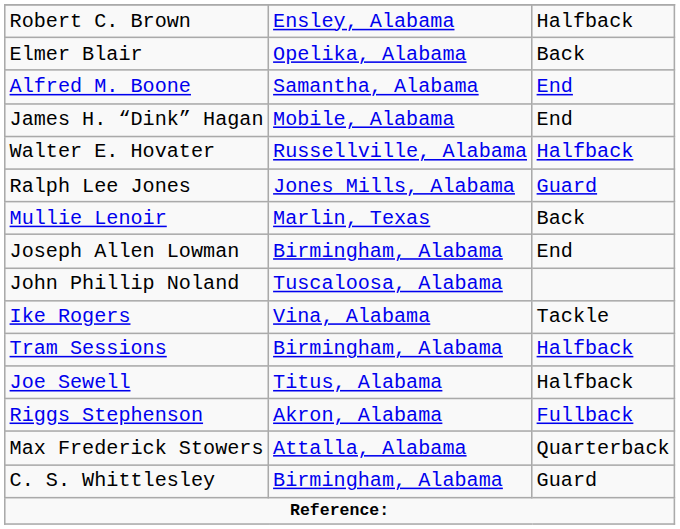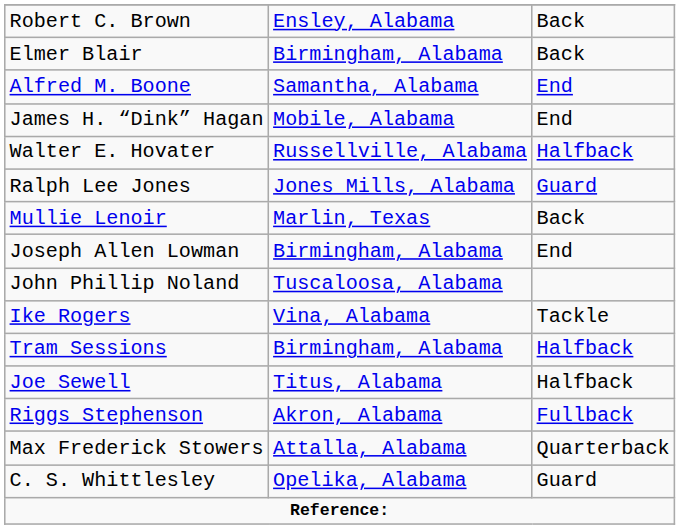(585, 21) Halfback -> (561, 21) Back
(370, 54) Opelika, Alabama -> (388, 54) Birmingham, Alabama
(388, 481) Birmingham, Alabama -> (370, 481) Opelika, Alabama
